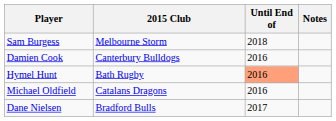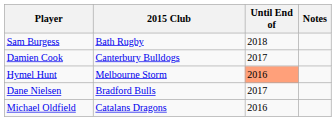(131, 41) Melbourne Storm -> (120, 41) Bath Rugby
(257, 58) 2016 -> (257, 58) 2017
(120, 74) Bath Rugby -> (131, 74) Melbourne Storm
rows swapped: (34, 108) <-> (41, 91)
